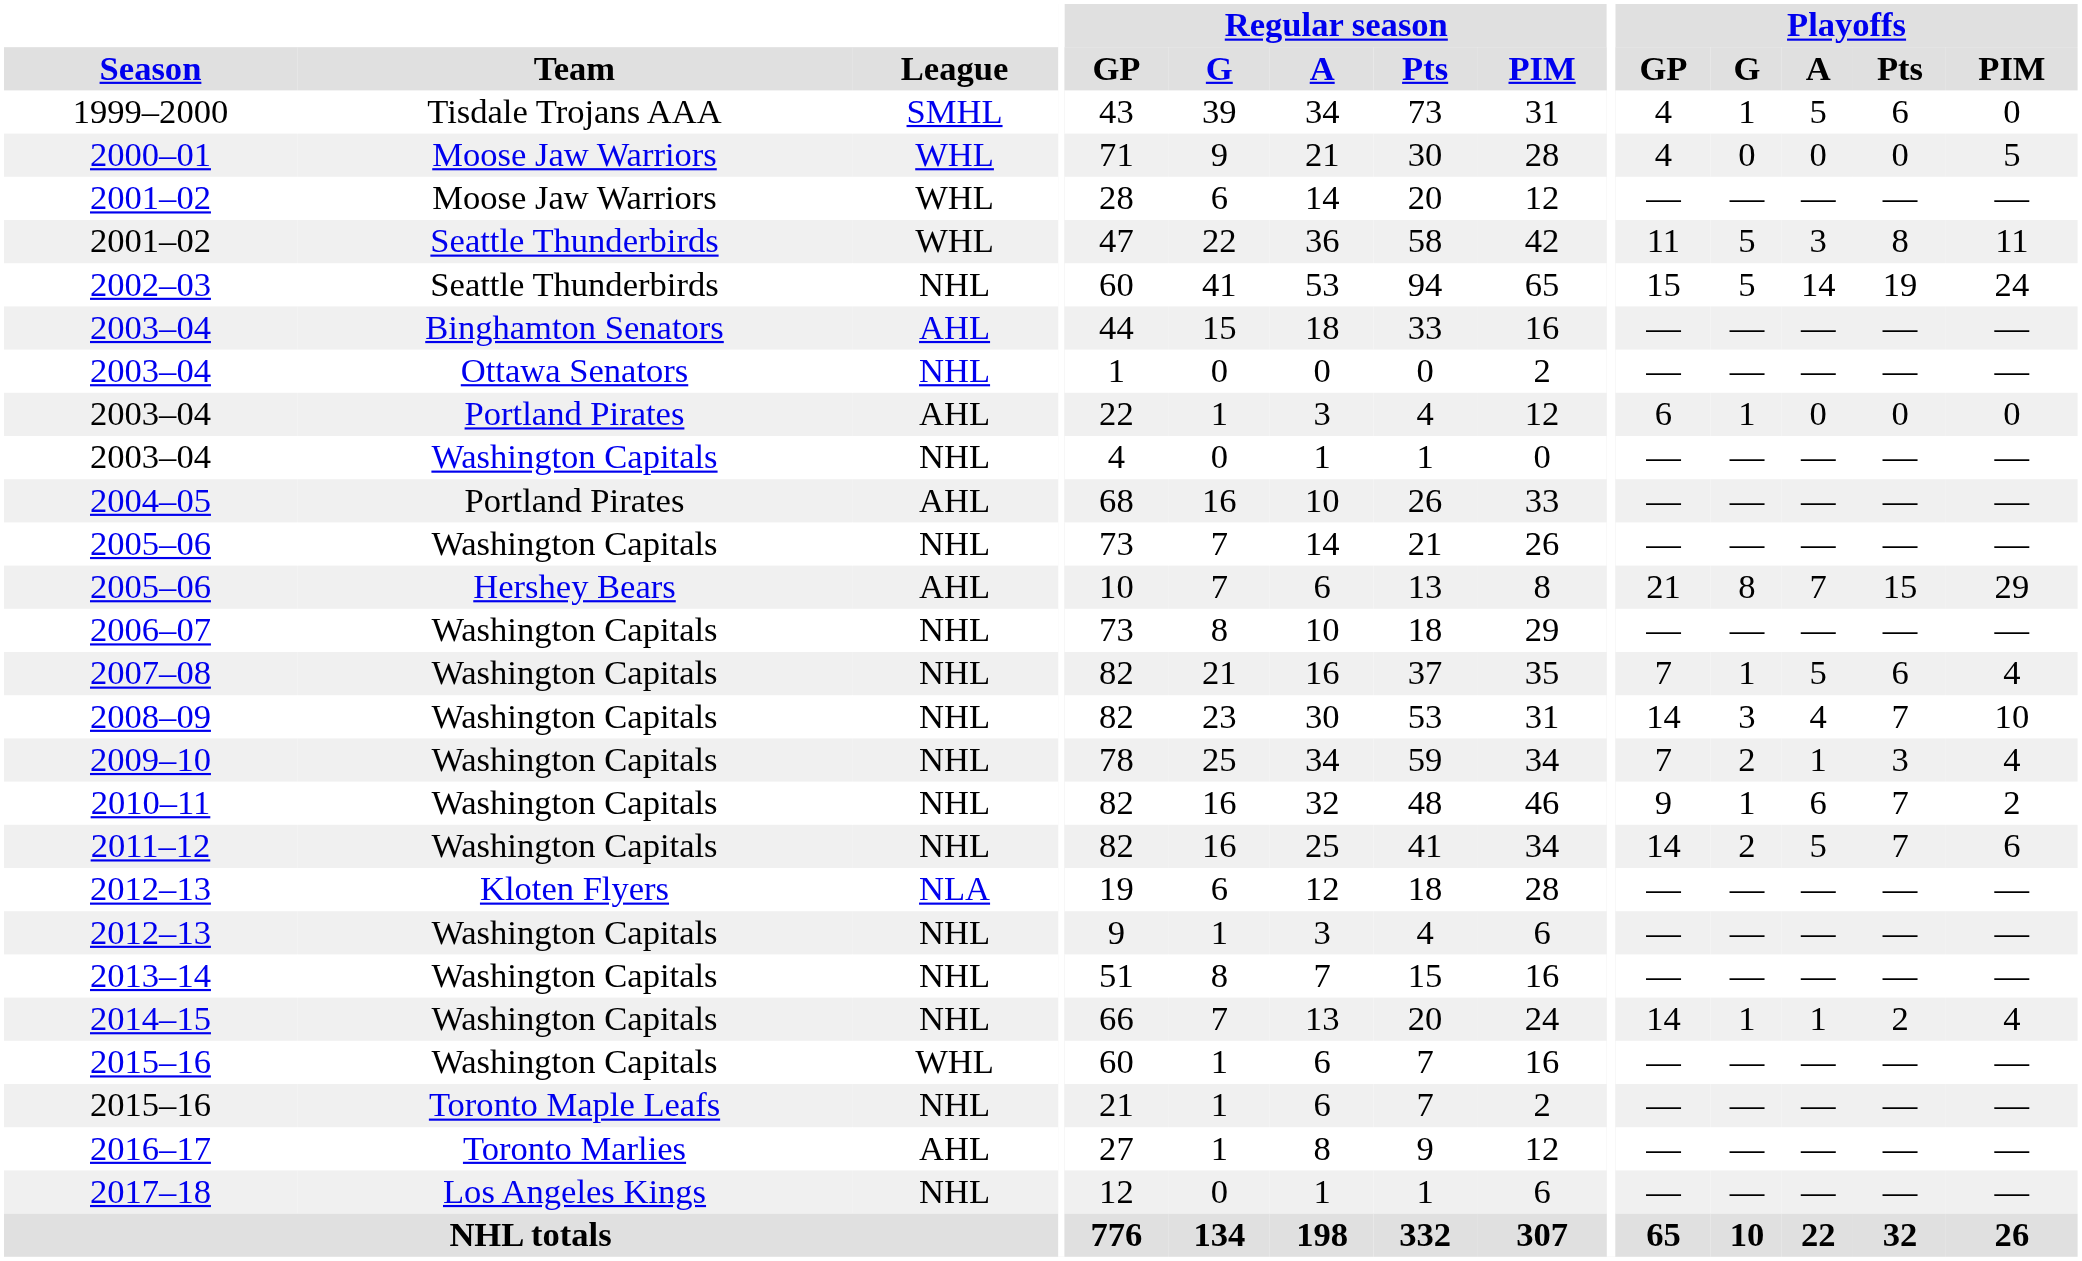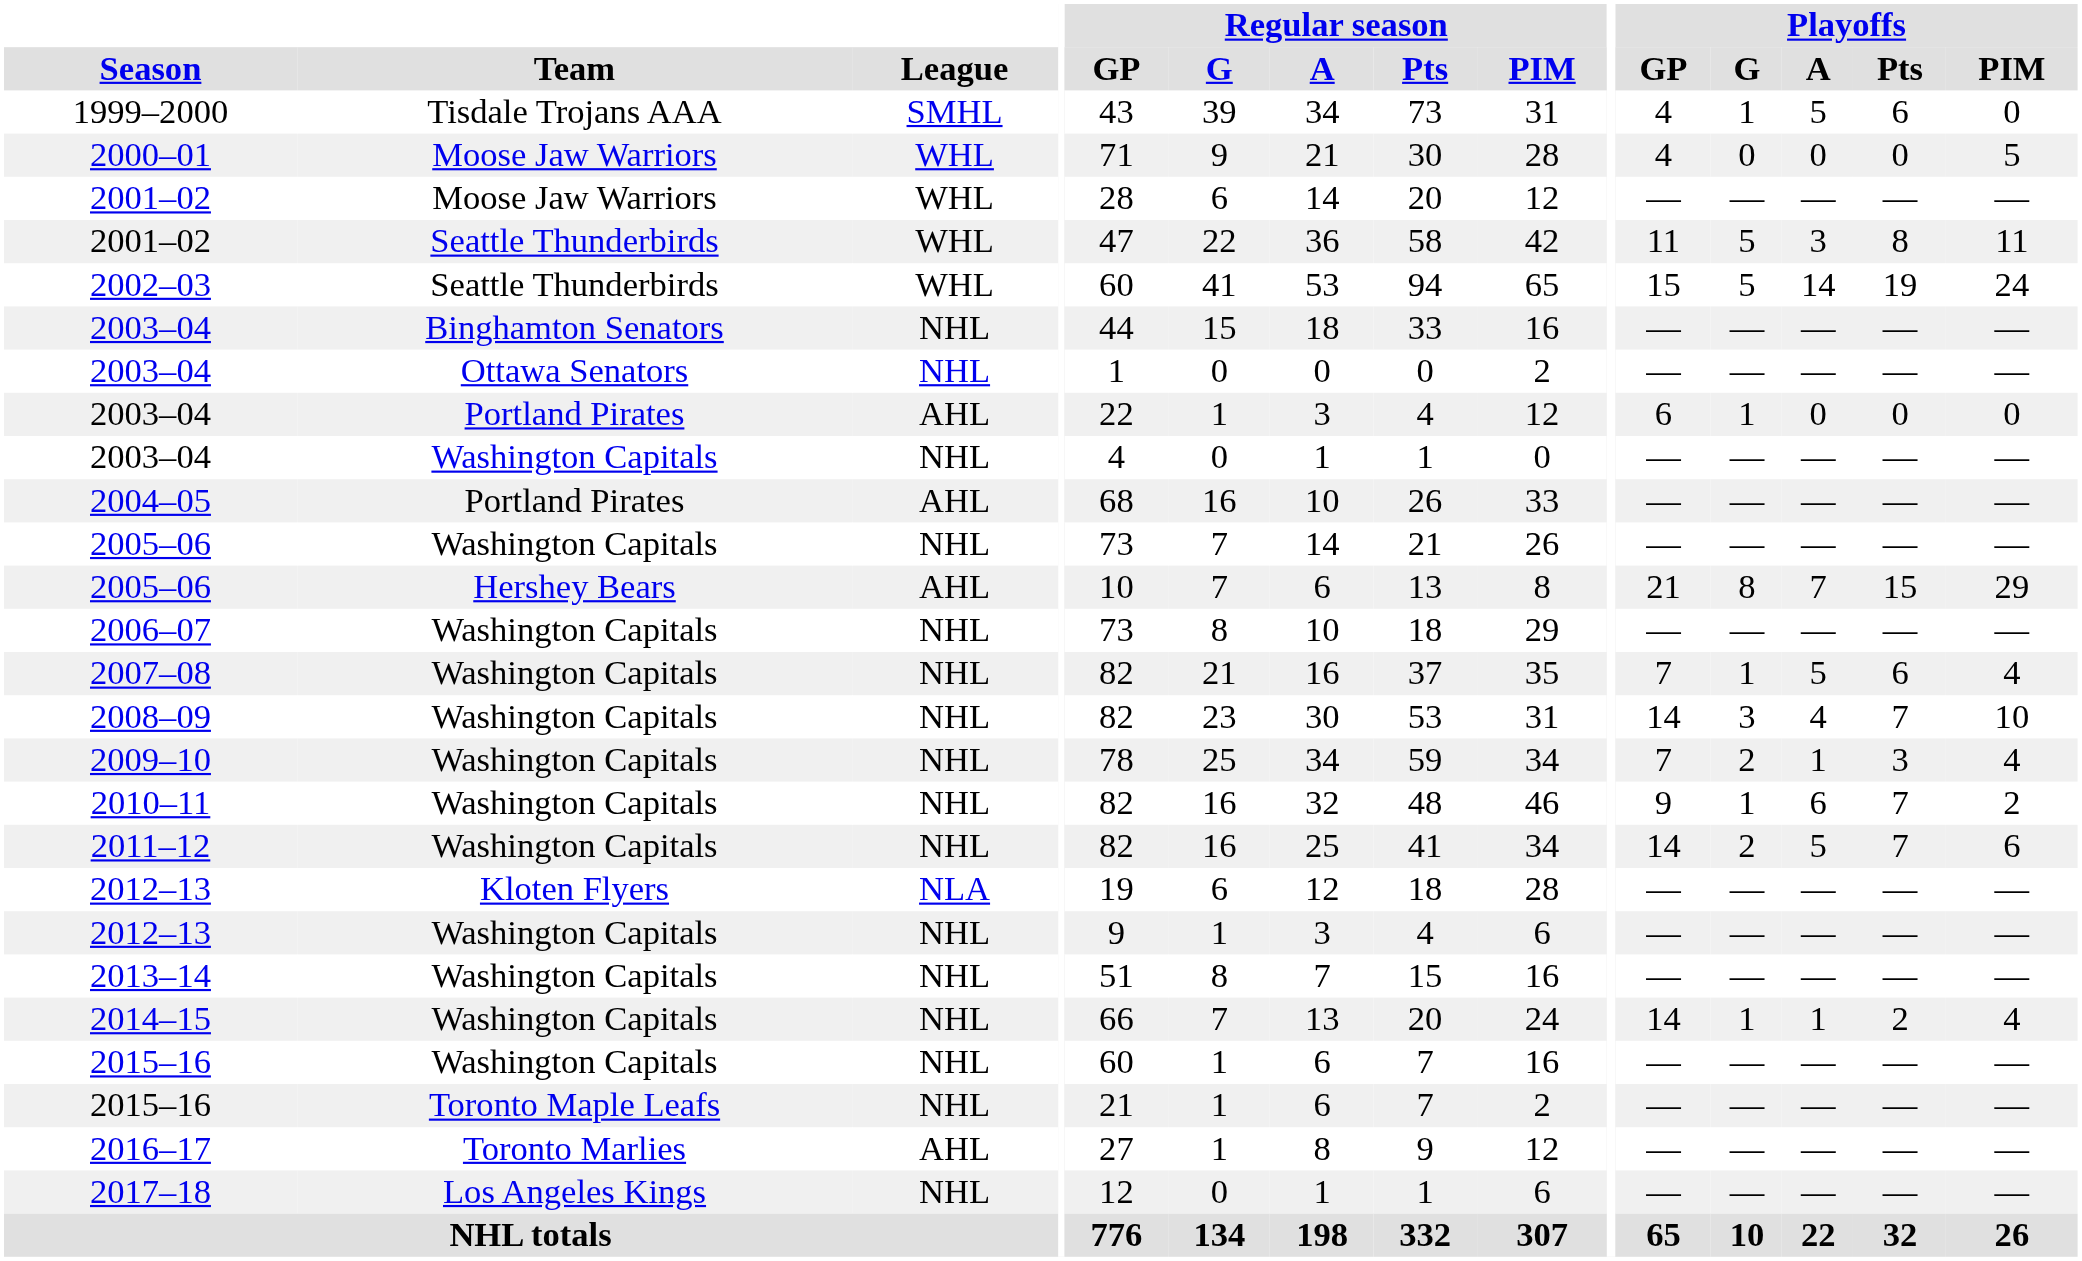(955, 284) NHL -> (955, 284) WHL
(955, 327) AHL -> (955, 327) NHL
(955, 1061) WHL -> (955, 1061) NHL
